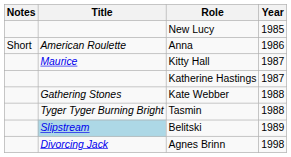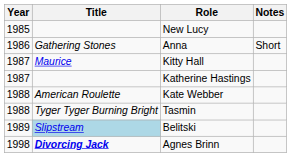columns swapped: (273, 12) <-> (21, 12)
(83, 45) American Roulette -> (75, 45) Gathering Stones
(81, 95) Gathering Stones -> (77, 95) American Roulette
(74, 144) normal -> (72, 144) bold
